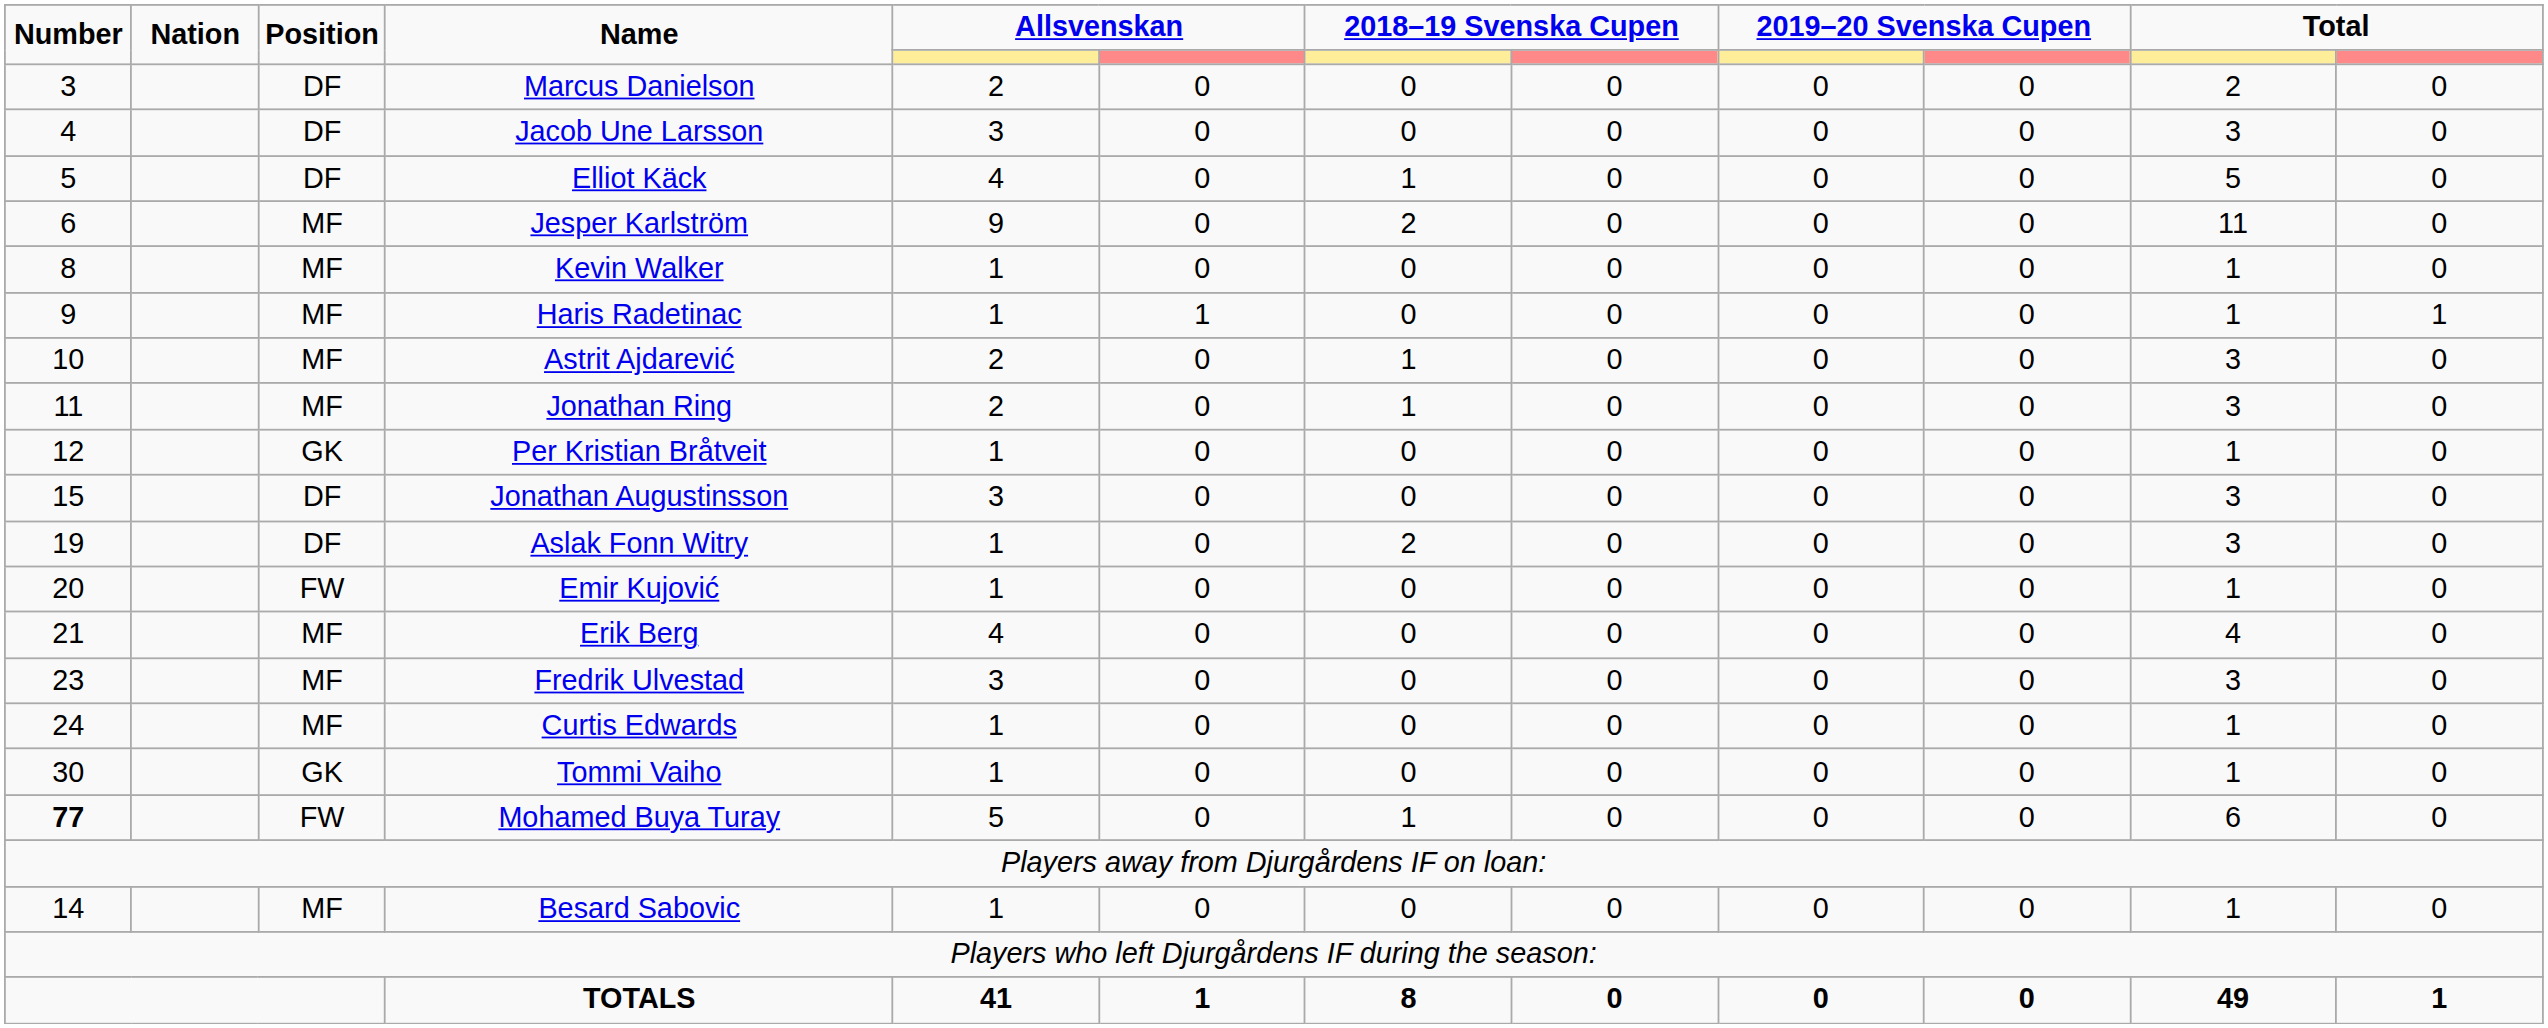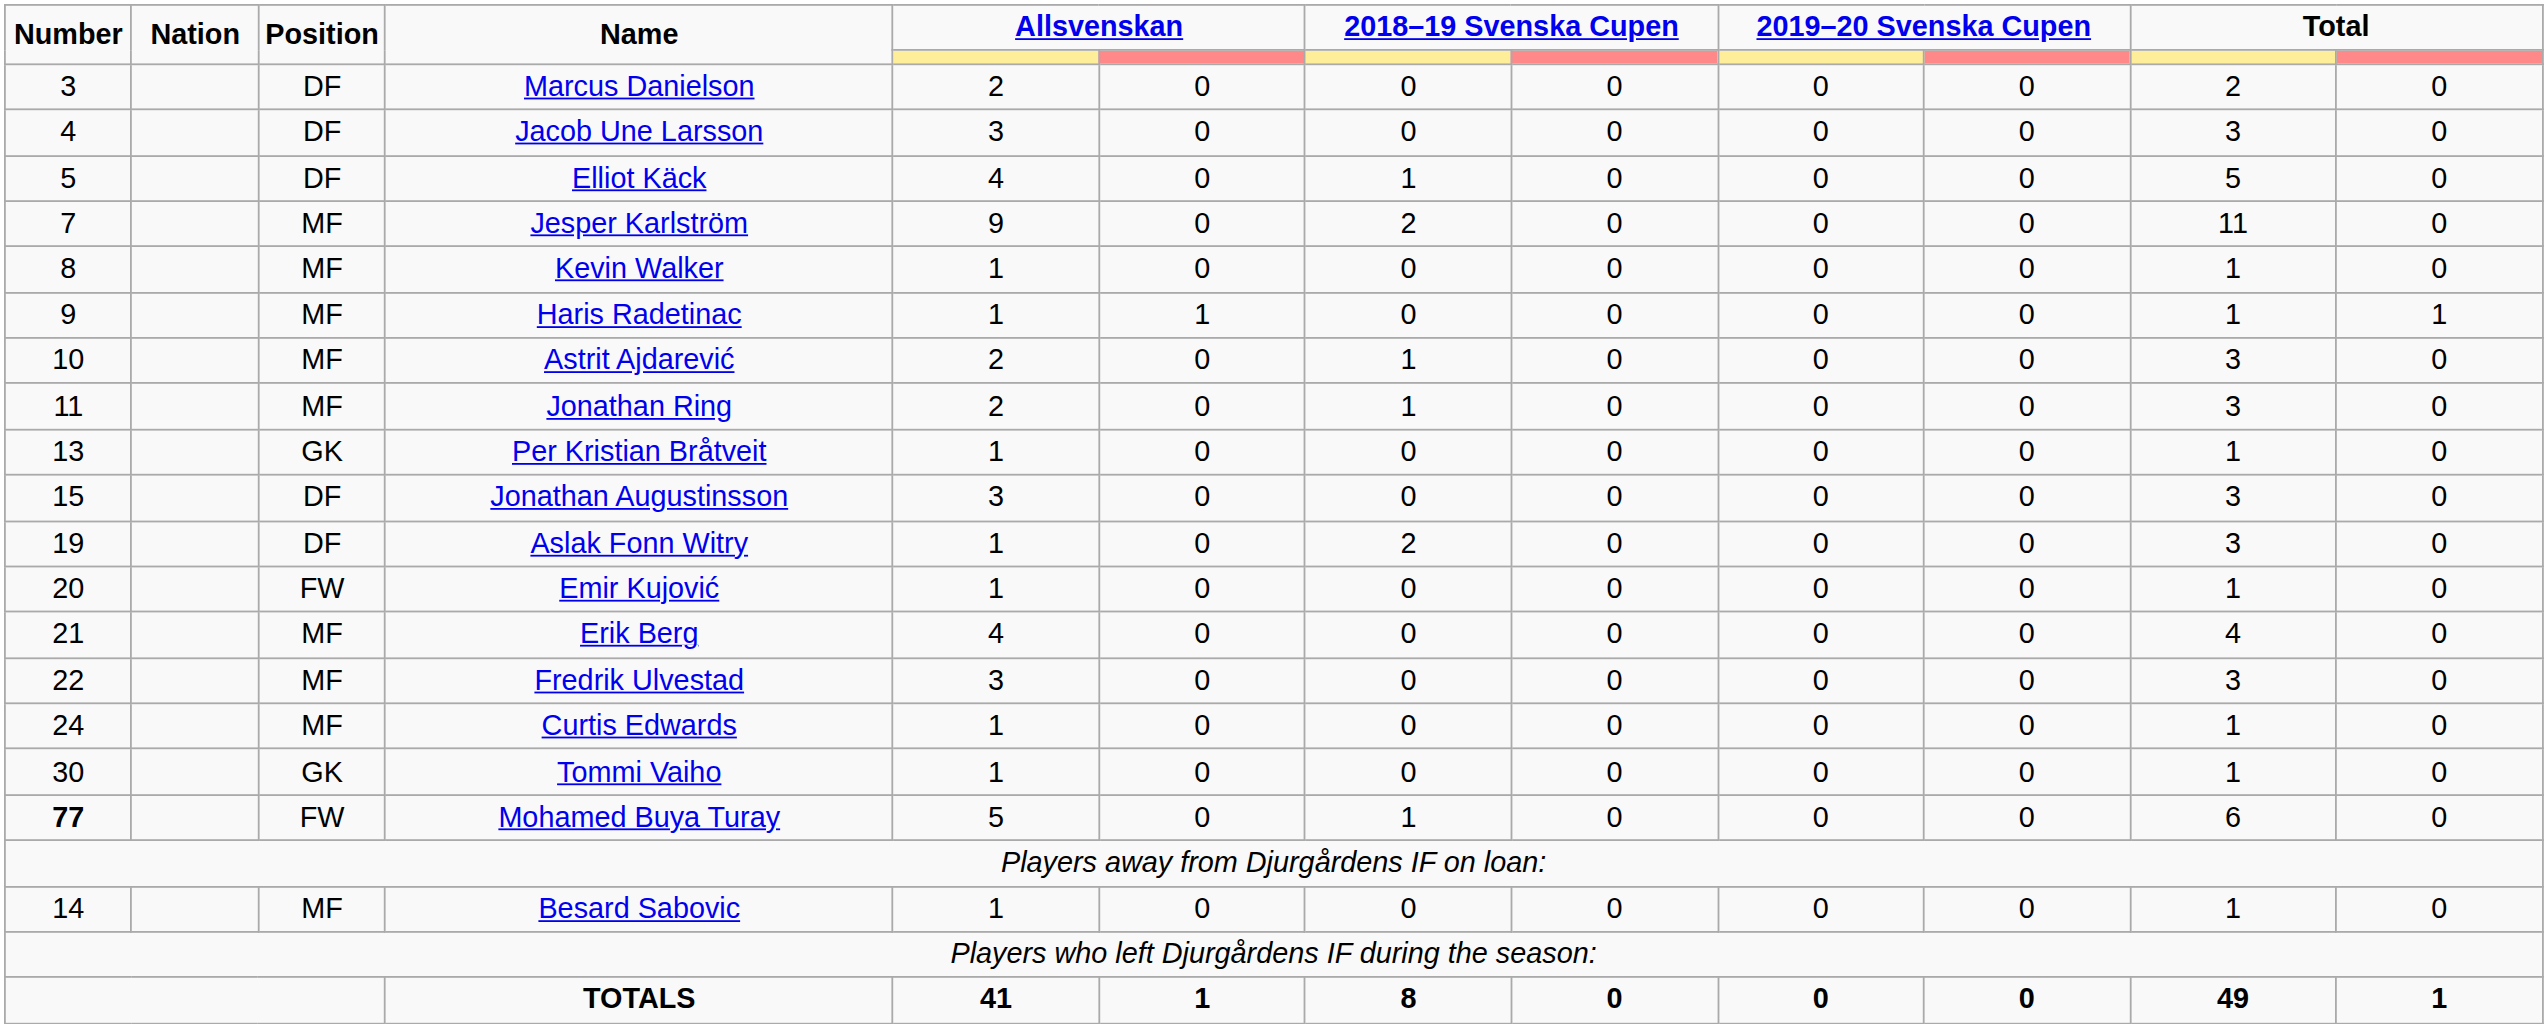(68, 223) 6 -> (68, 223) 7
(68, 451) 12 -> (68, 451) 13
(68, 680) 23 -> (68, 680) 22
